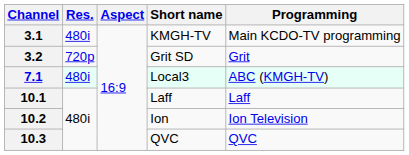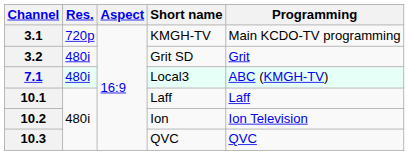(78, 35) 480i -> (80, 35) 720p
(80, 56) 720p -> (78, 56) 480i
